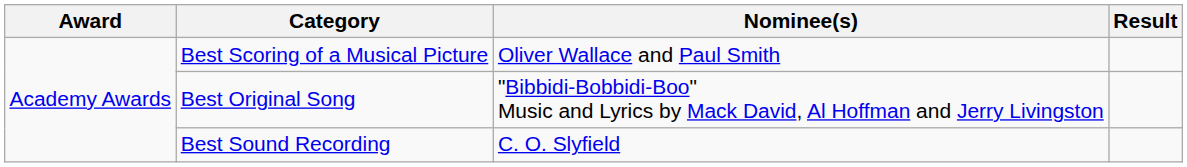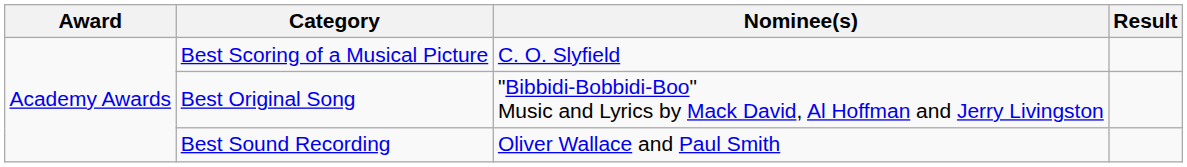(639, 54) Oliver Wallace and Paul Smith -> (559, 54) C. O. Slyfield
(559, 144) C. O. Slyfield -> (639, 144) Oliver Wallace and Paul Smith
